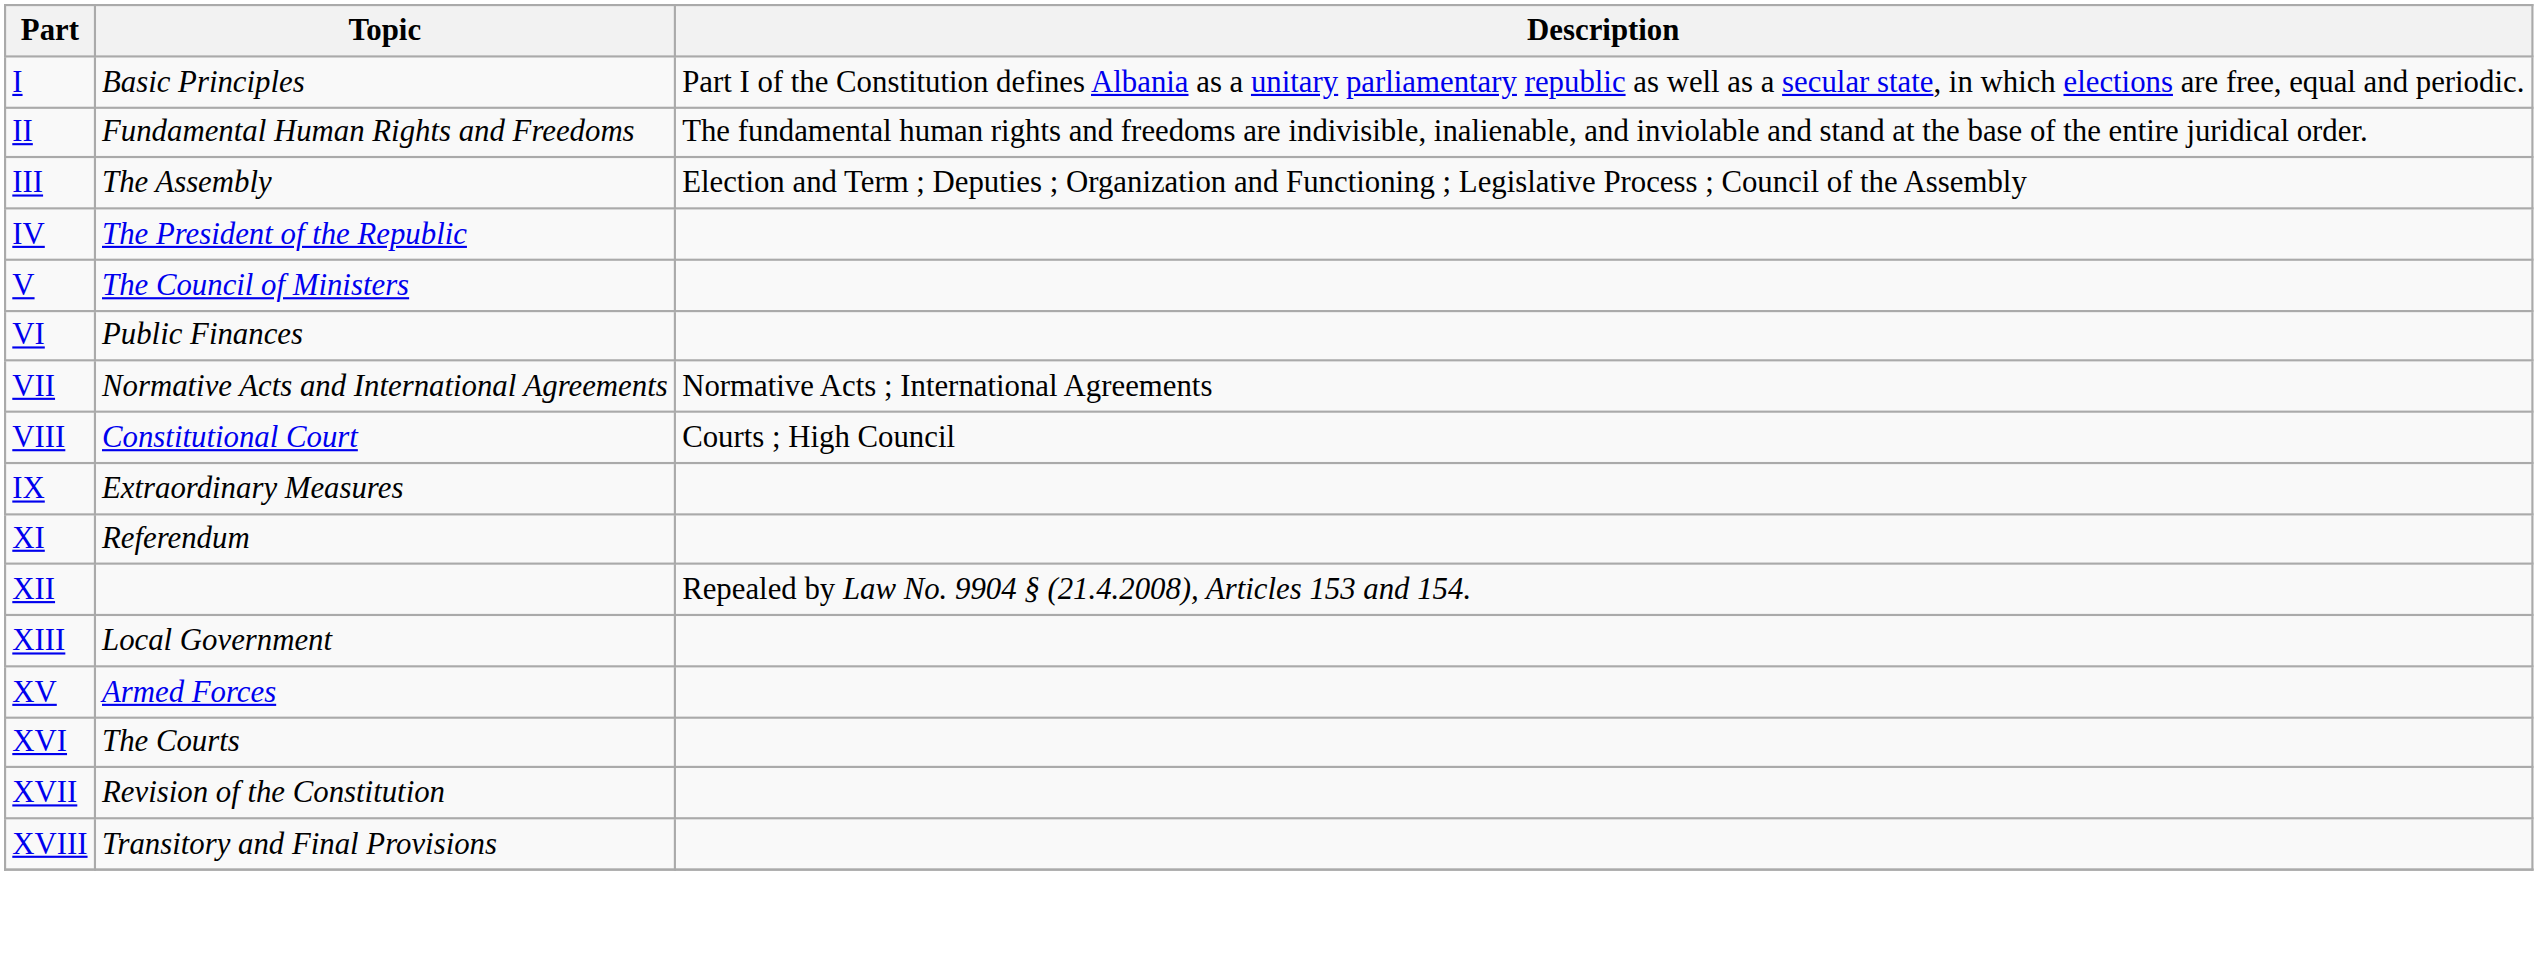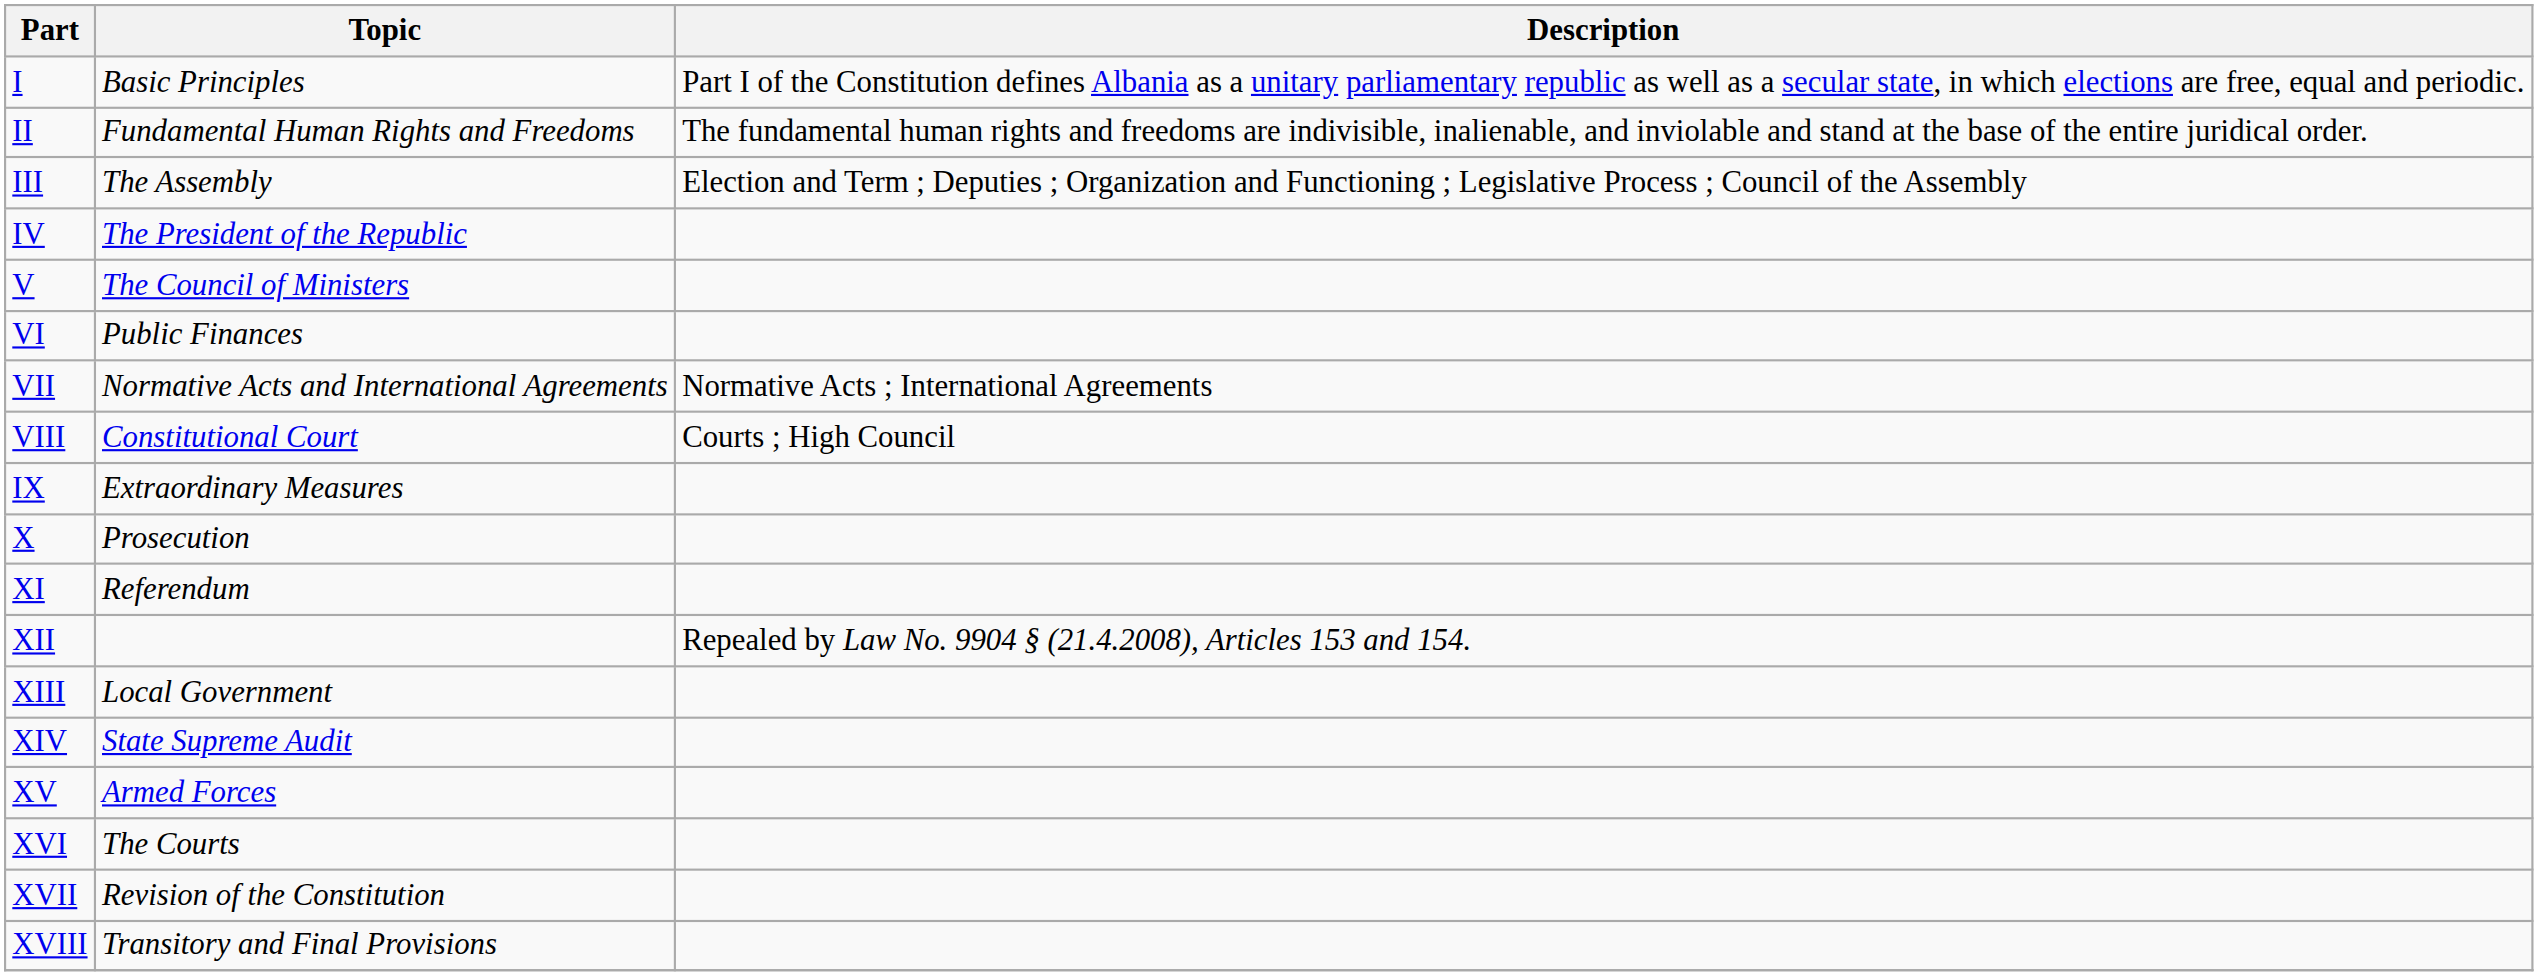+ row: (23, 538)
+ row: (40, 741)
